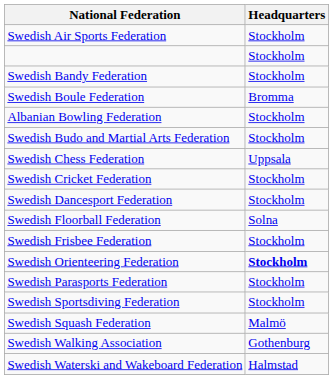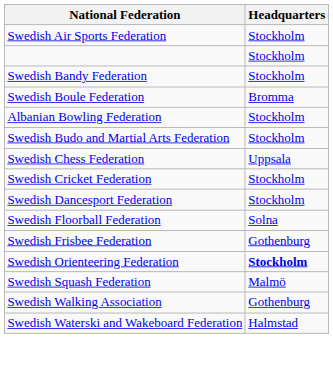(276, 240) Stockholm -> (279, 240) Gothenburg
- row: (87, 281)
- row: (93, 302)
